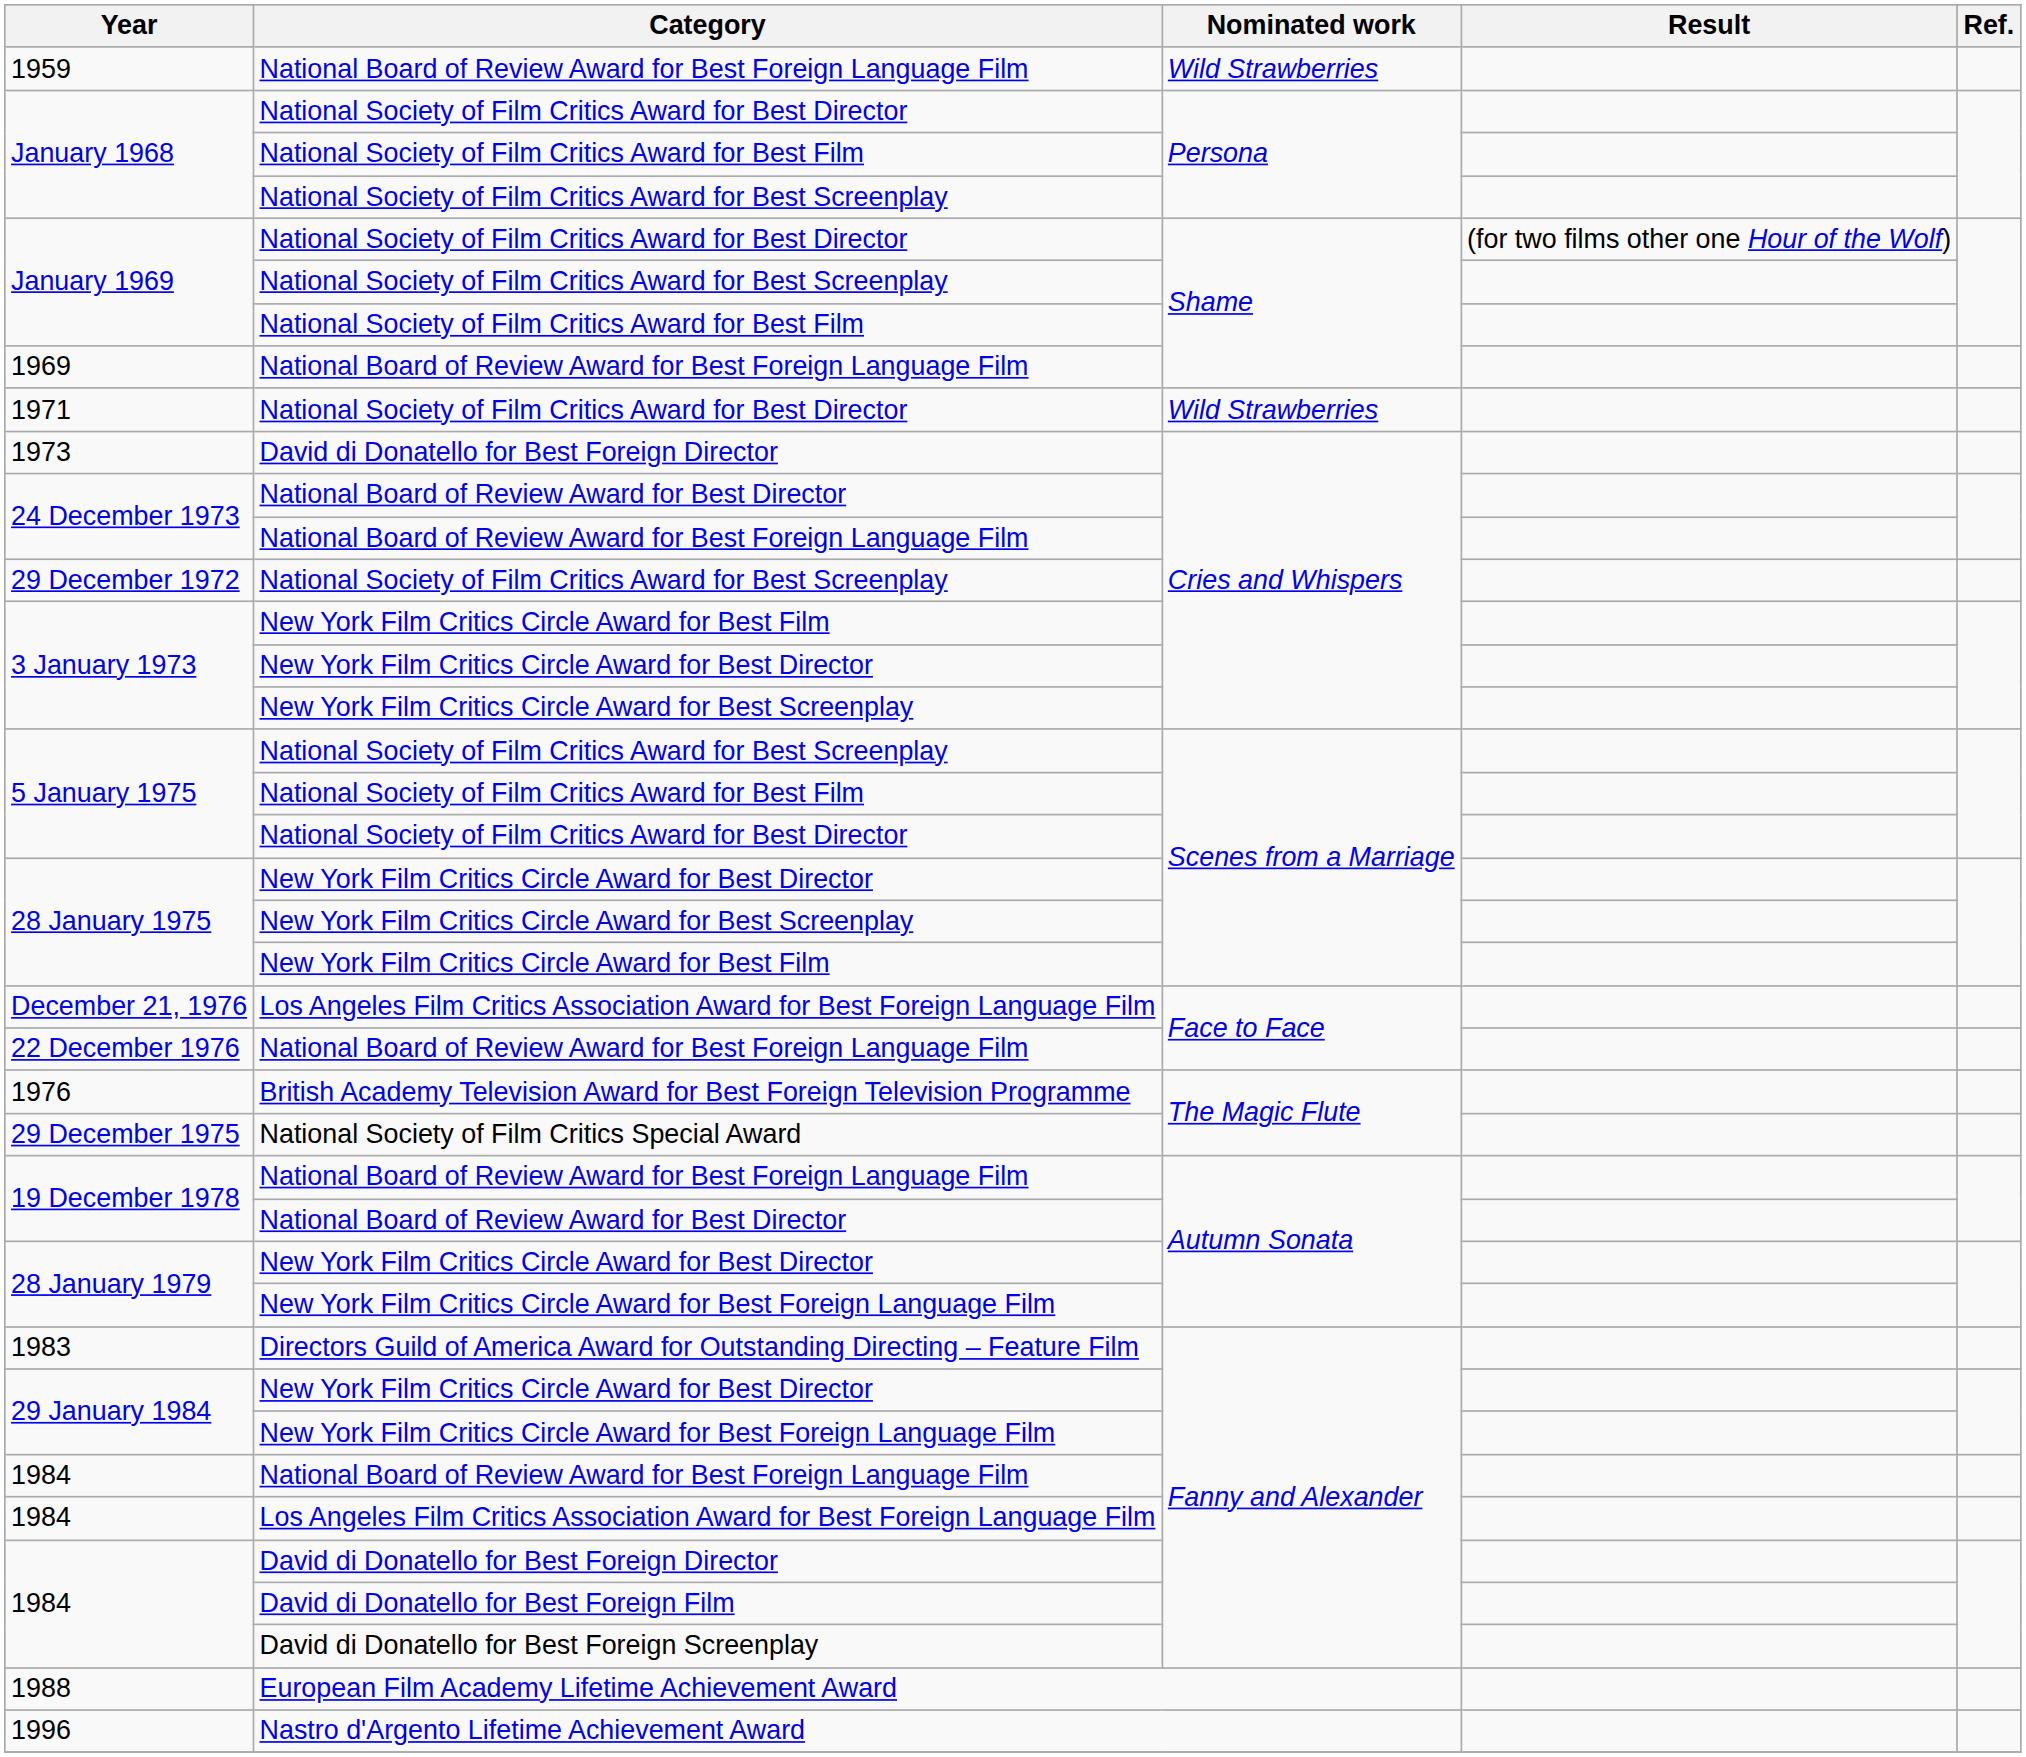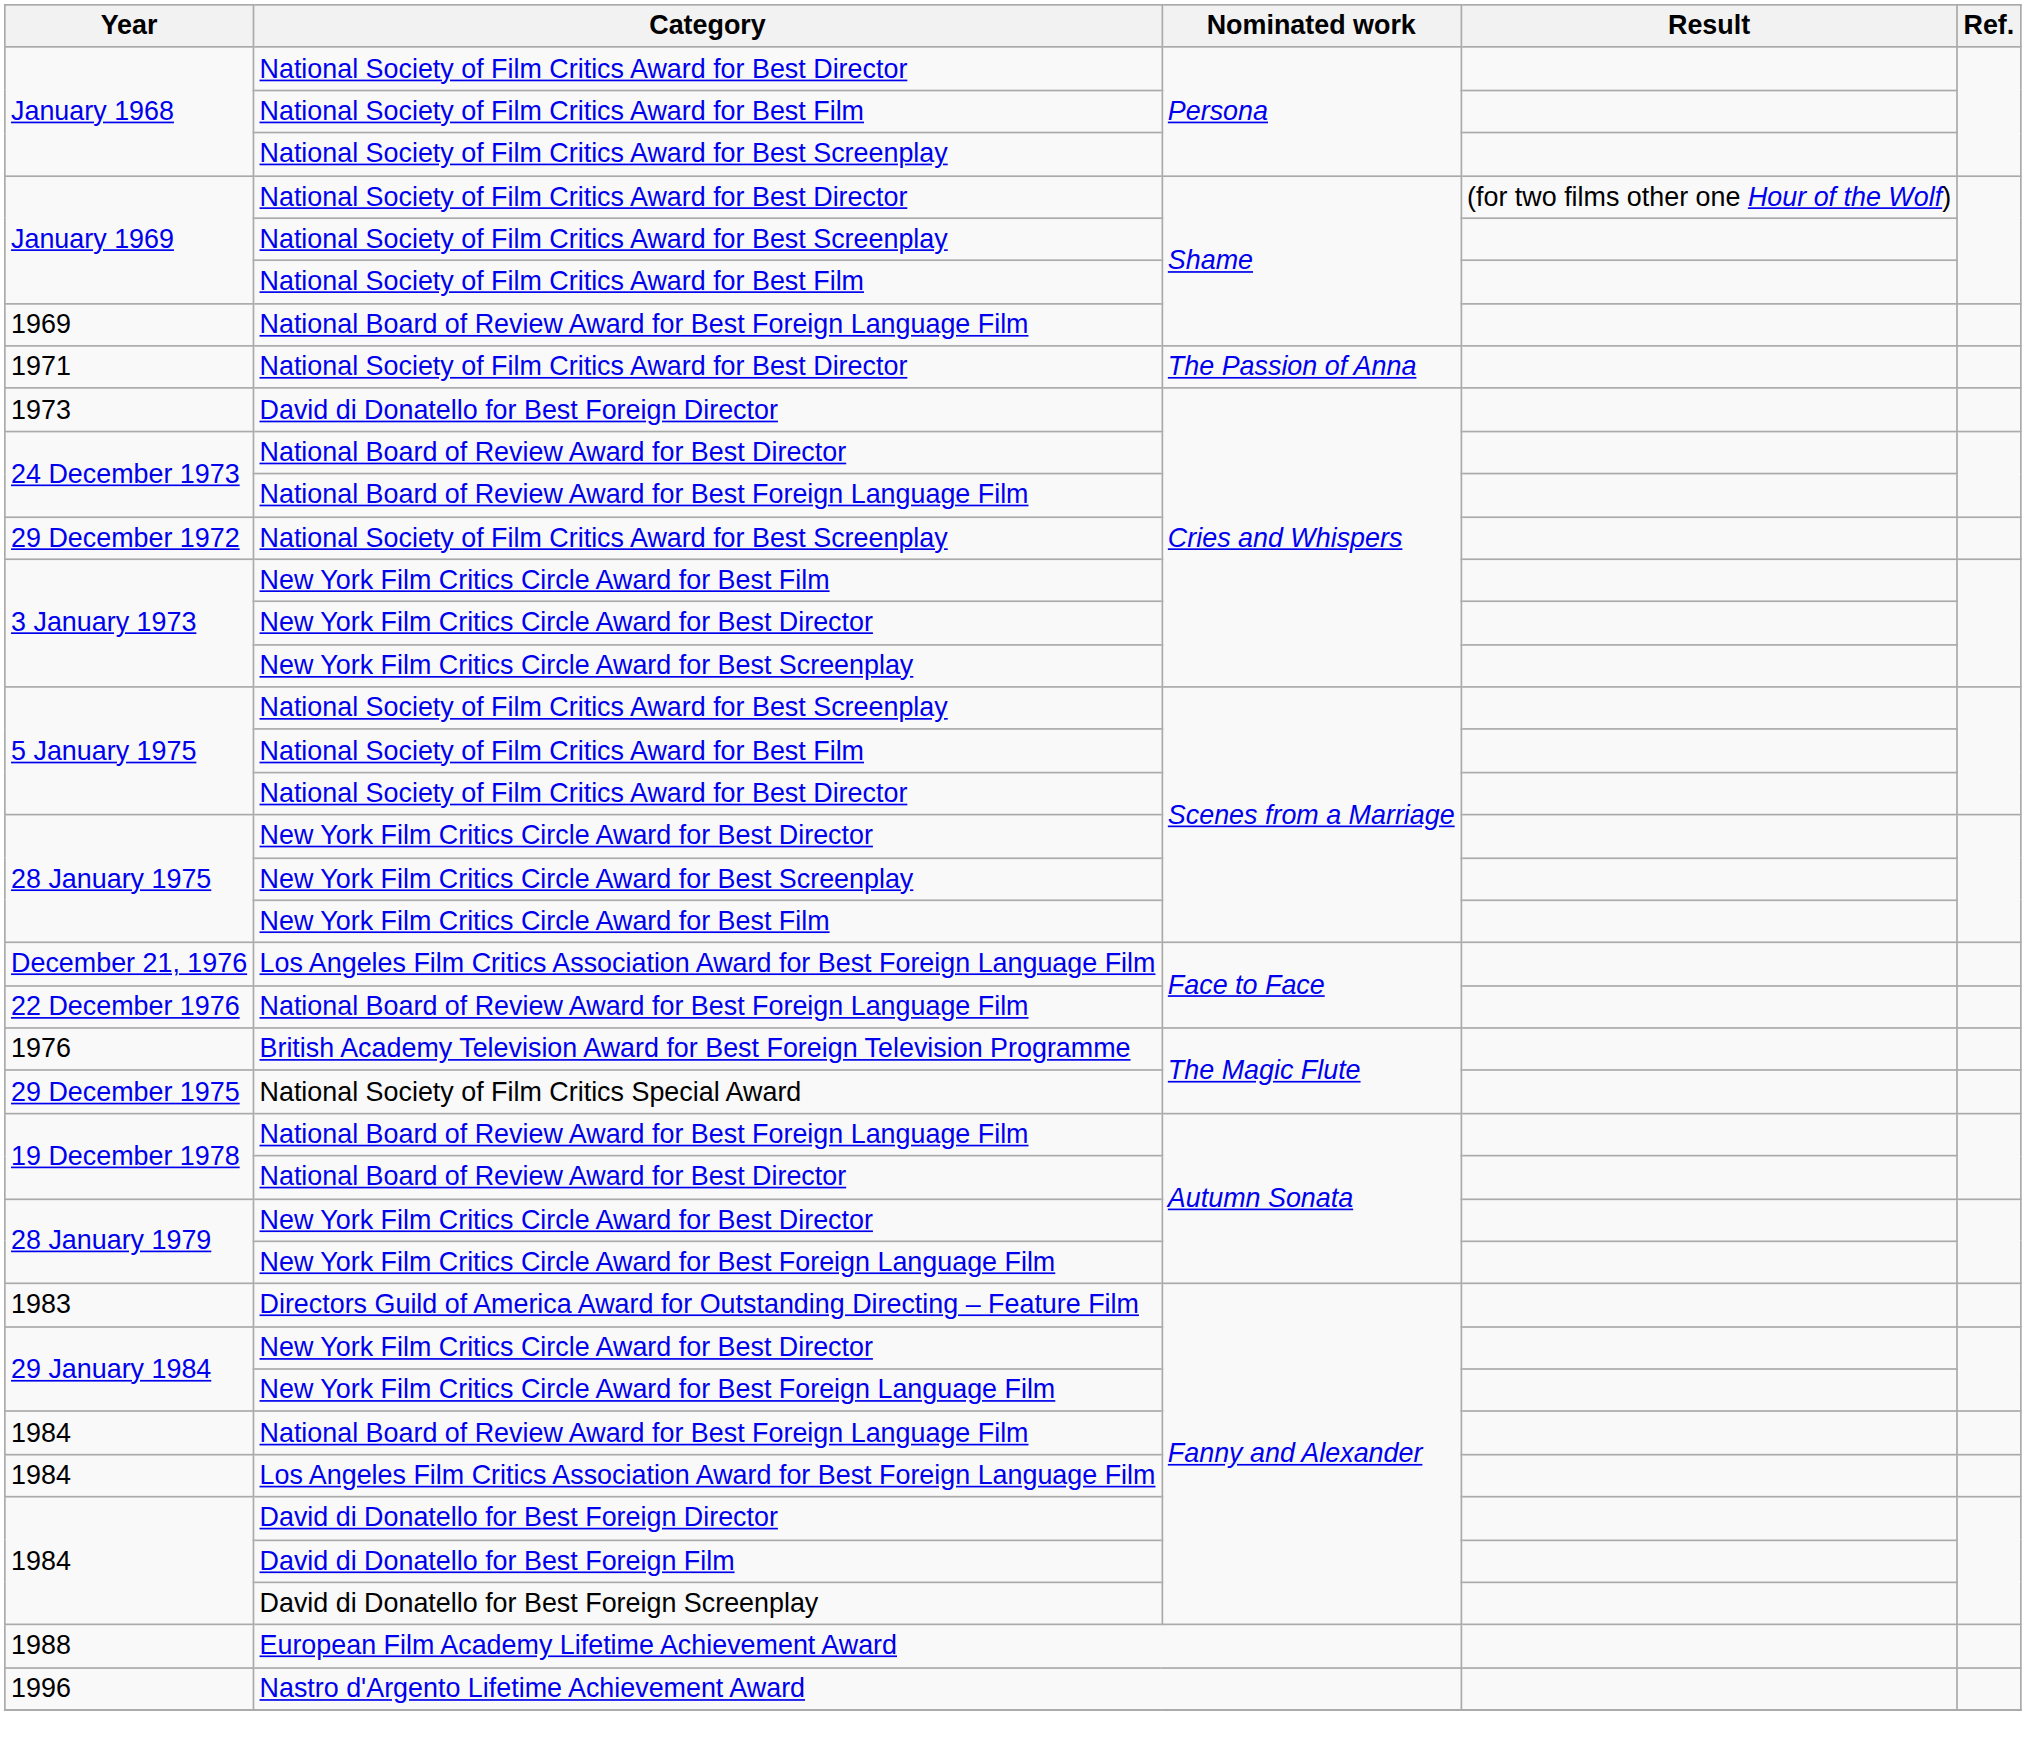- row: (41, 68)
(1273, 409) Wild Strawberries -> (1292, 366) The Passion of Anna
